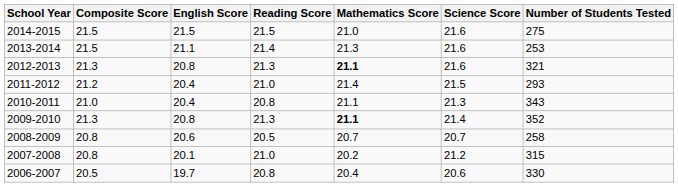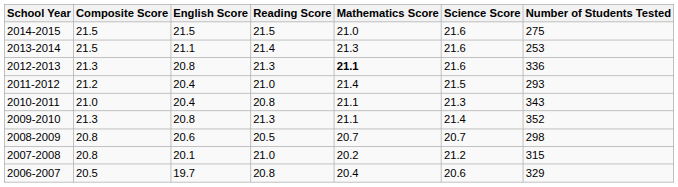(535, 66) 321 -> (535, 66) 336
(348, 119) bold -> (348, 119) normal
(535, 137) 258 -> (535, 137) 298
(535, 173) 330 -> (535, 173) 329
